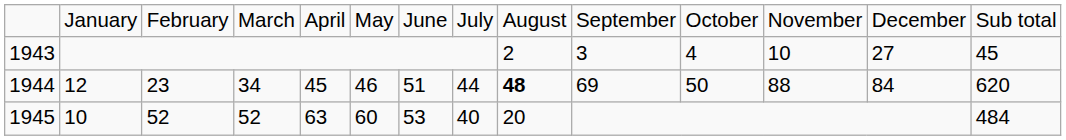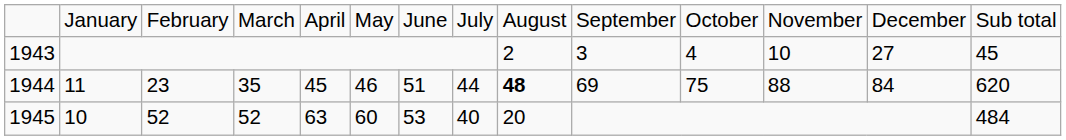(76, 85) 12 -> (75, 85) 11
(249, 85) 34 -> (249, 85) 35
(697, 85) 50 -> (697, 85) 75
